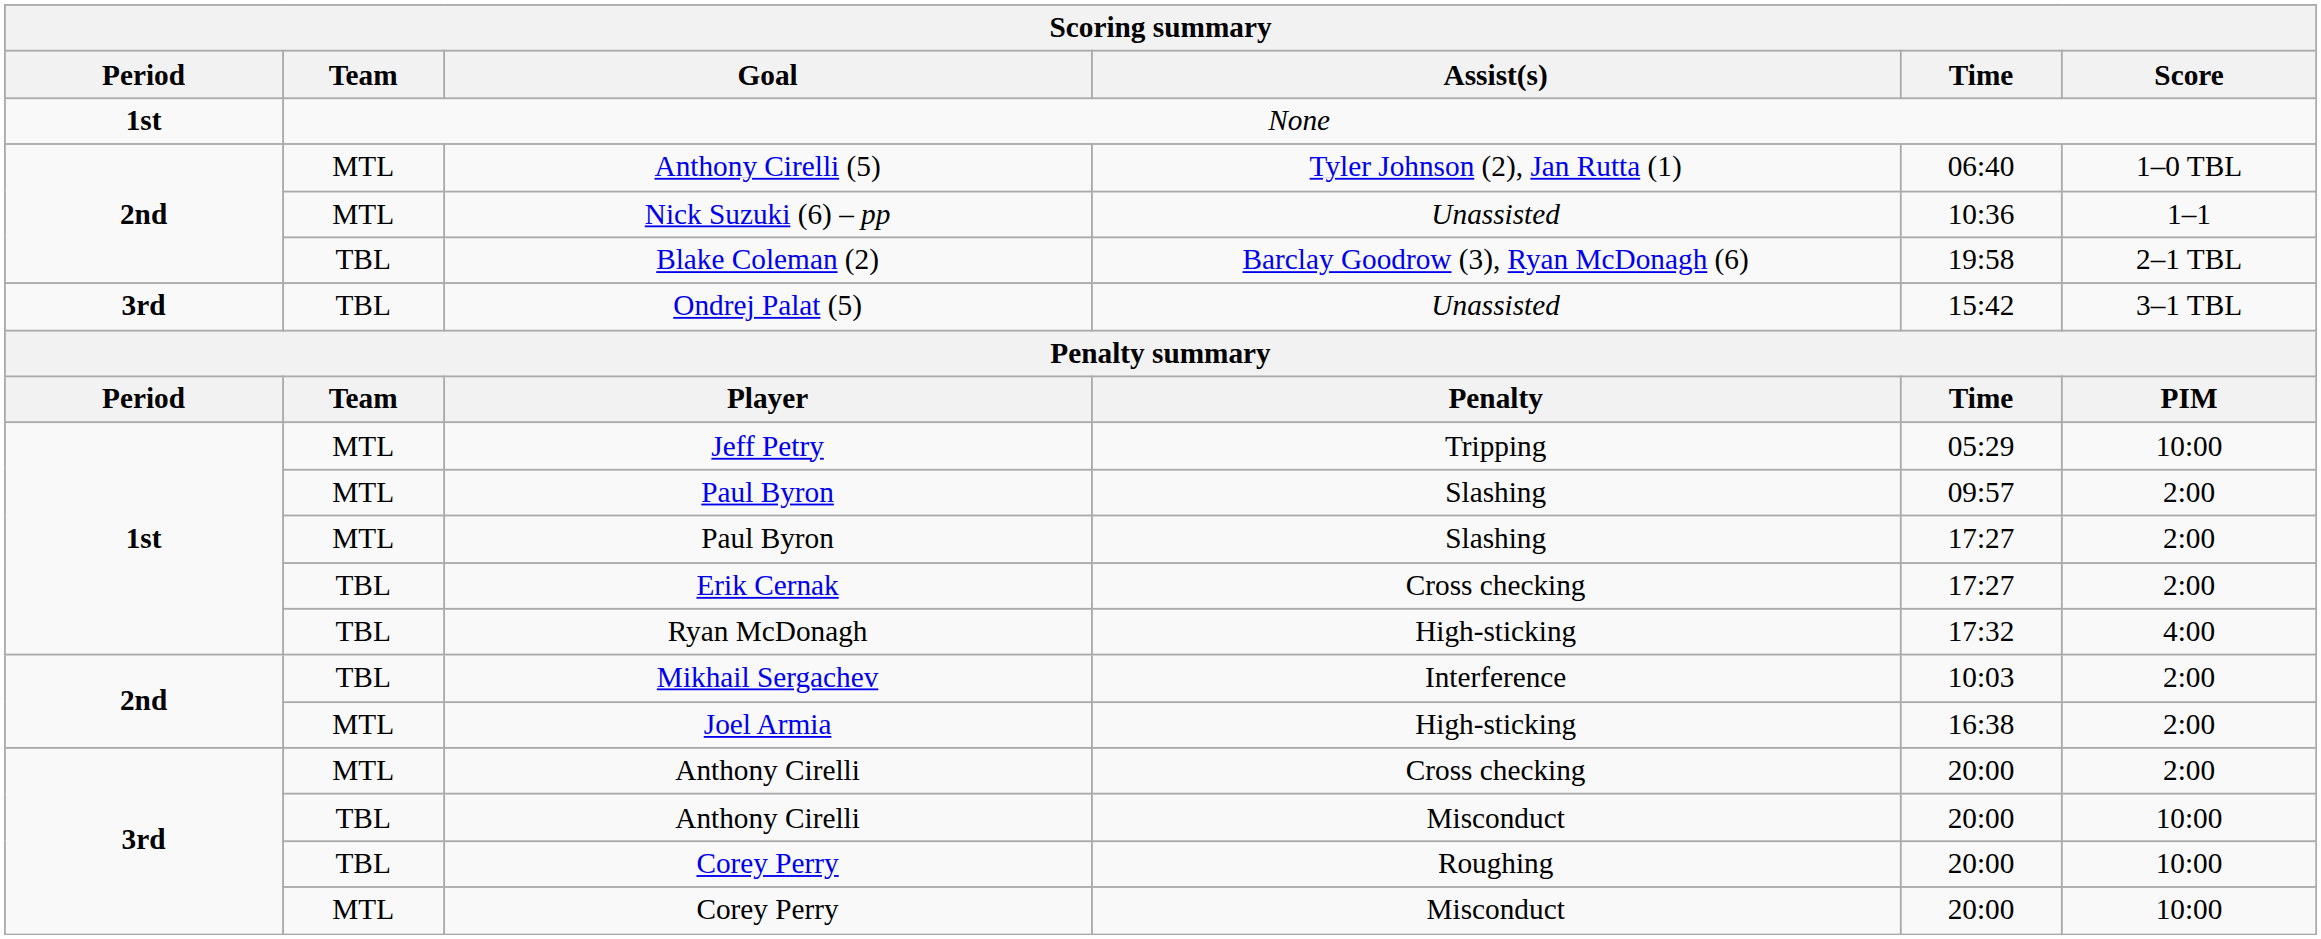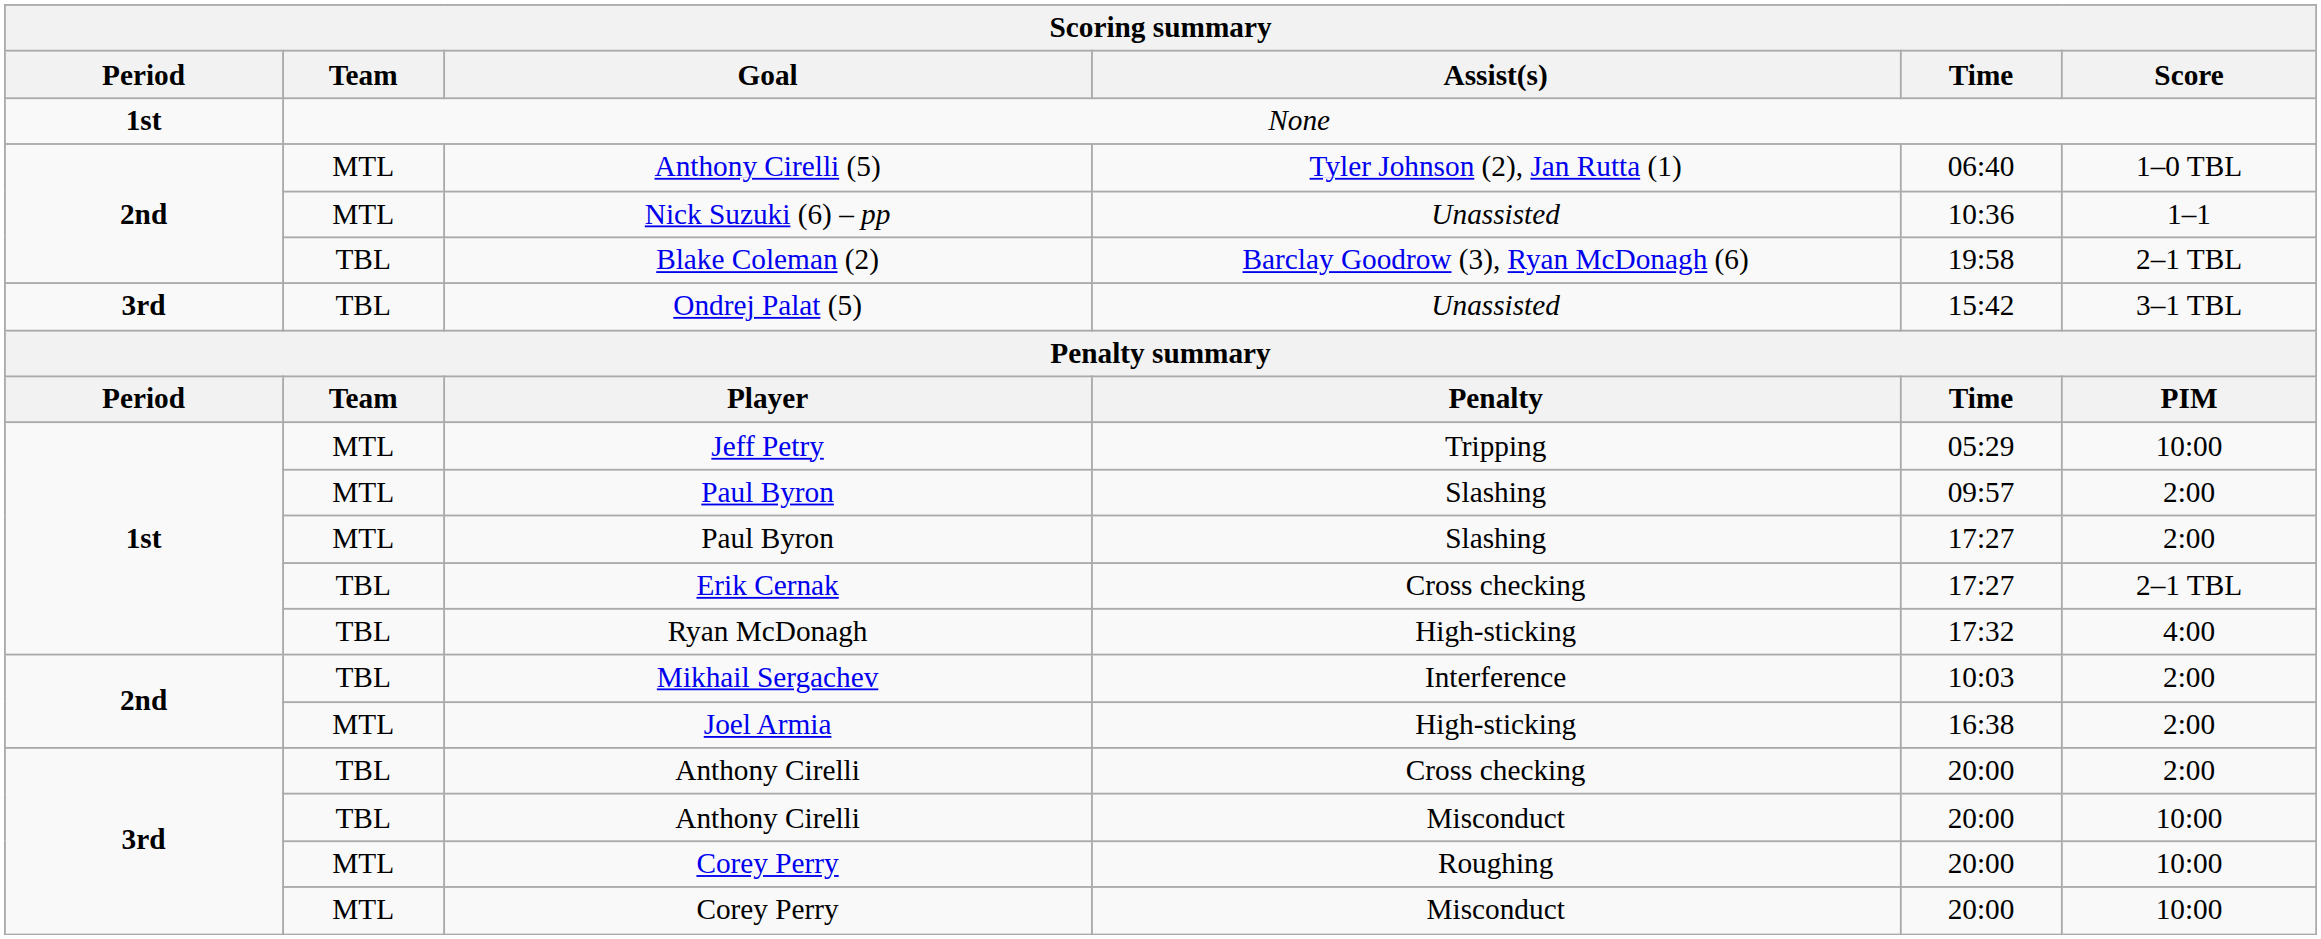(2189, 584) 2:00 -> (2189, 584) 2–1 TBL
(363, 770) MTL -> (363, 770) TBL
(363, 863) TBL -> (363, 863) MTL
